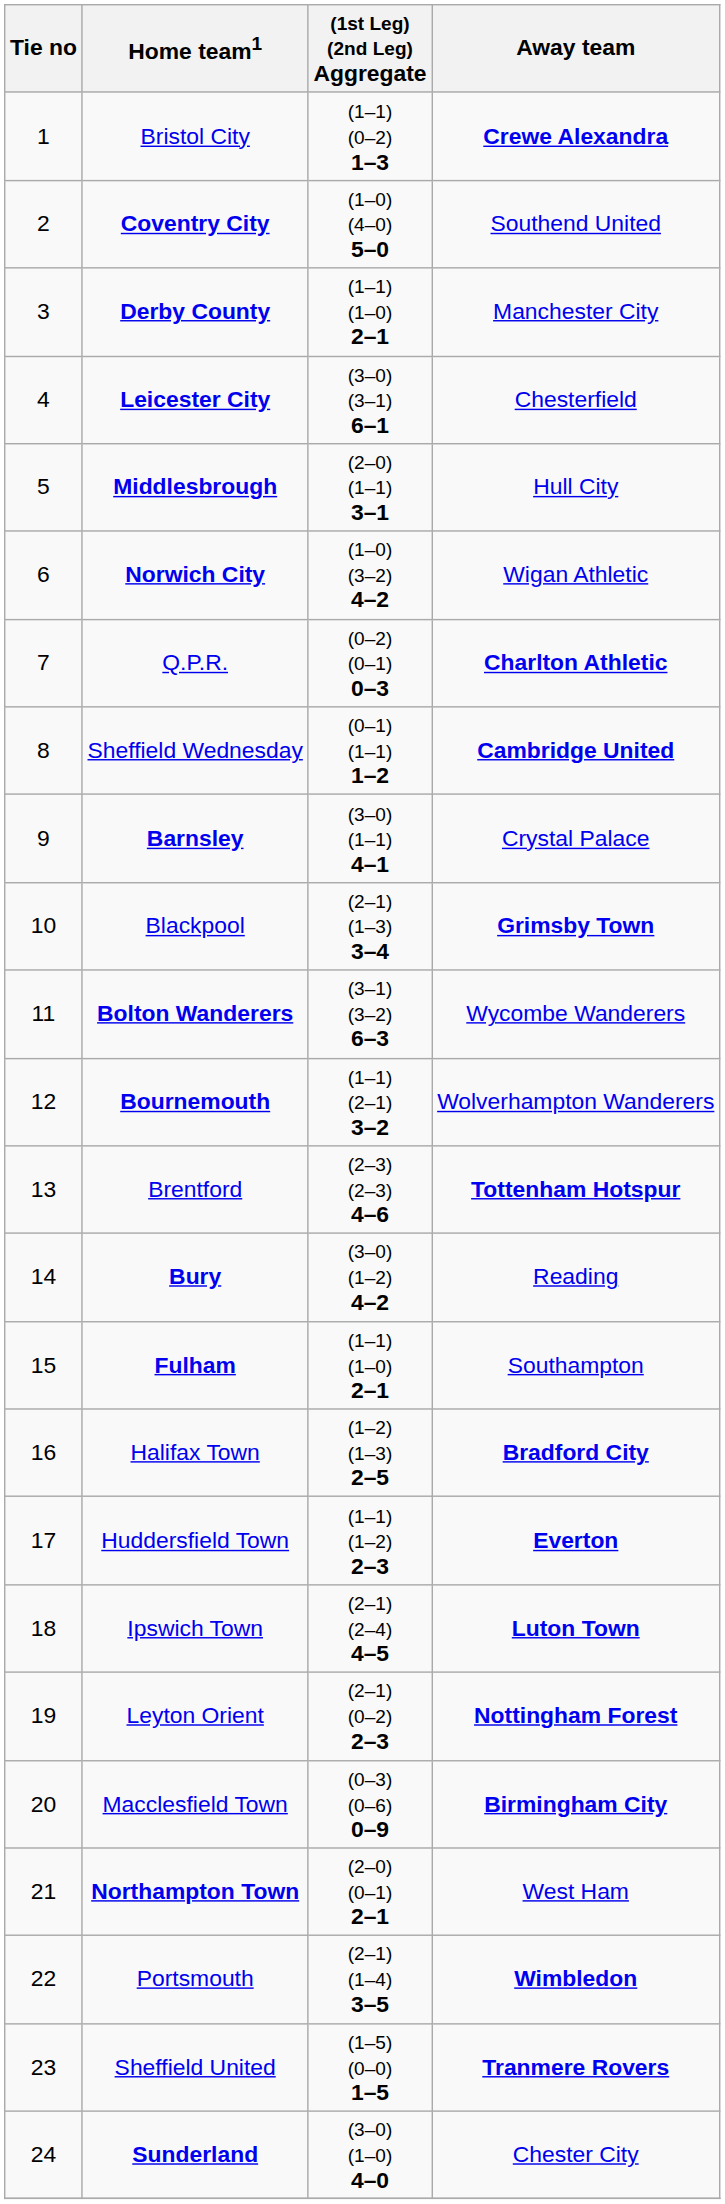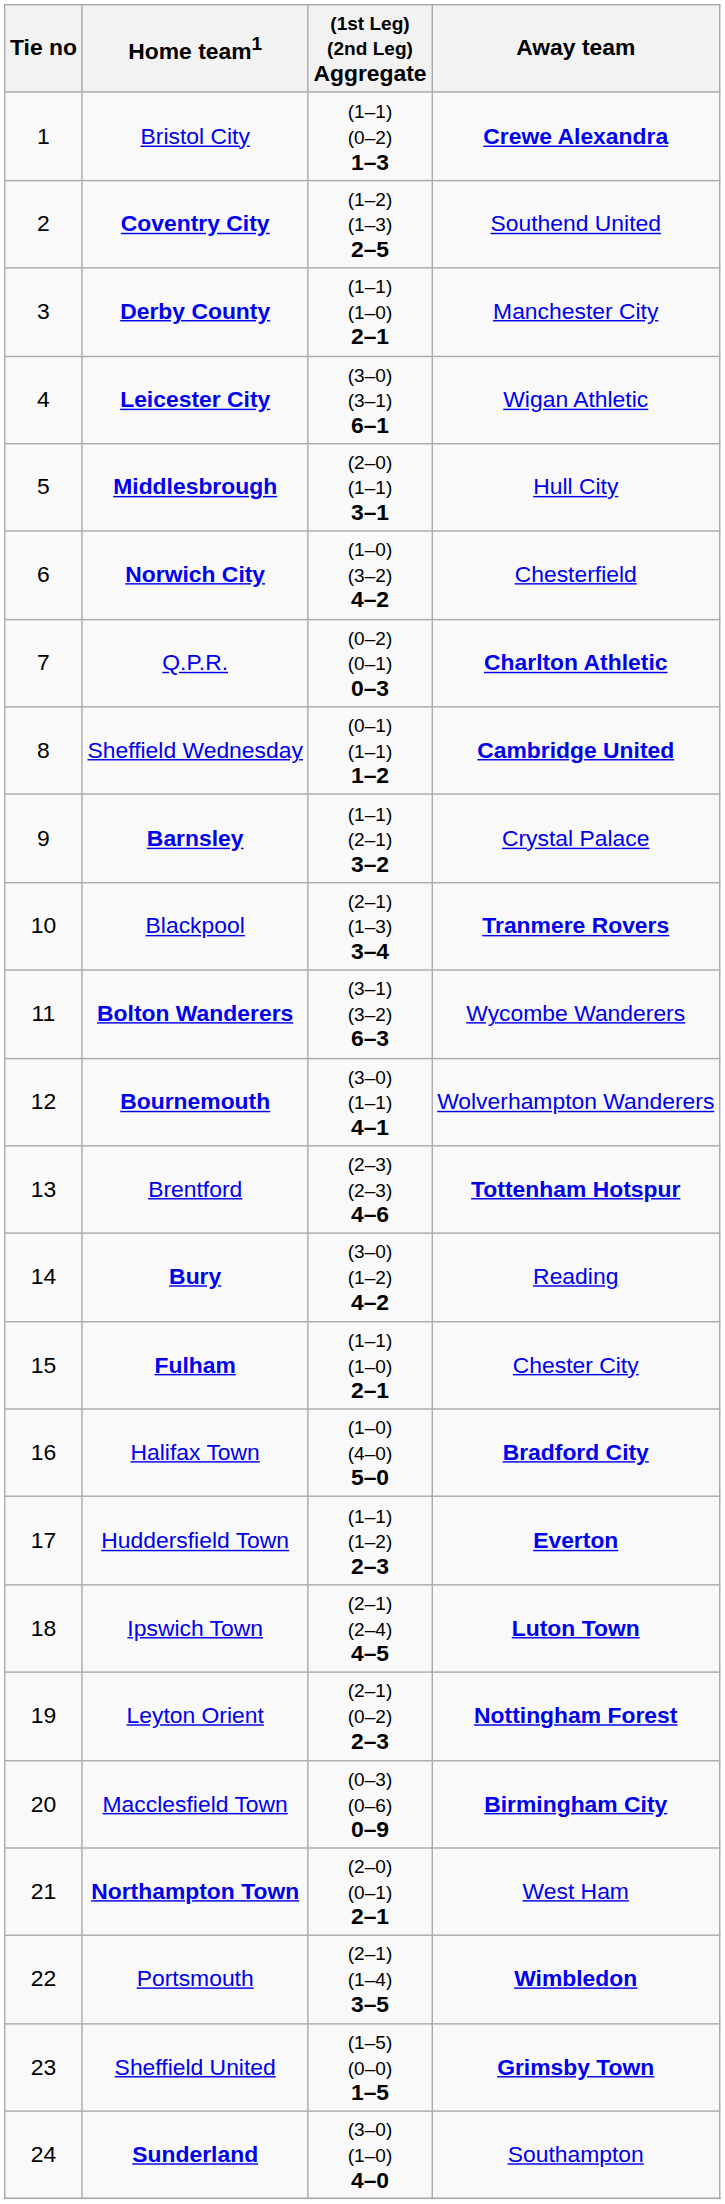(370, 225) (1–0) (4–0) 5–0 -> (370, 225) (1–2) (1–3) 2–5
(576, 399) Chesterfield -> (576, 399) Wigan Athletic
(576, 574) Wigan Athletic -> (576, 574) Chesterfield
(370, 839) (3–0) (1–1) 4–1 -> (370, 839) (1–1) (2–1) 3–2
(576, 926) Grimsby Town -> (576, 926) Tranmere Rovers
(370, 1103) (1–1) (2–1) 3–2 -> (370, 1103) (3–0) (1–1) 4–1
(576, 1364) Southampton -> (576, 1364) Chester City
(370, 1454) (1–2) (1–3) 2–5 -> (370, 1454) (1–0) (4–0) 5–0
(576, 2067) Tranmere Rovers -> (576, 2067) Grimsby Town
(576, 2154) Chester City -> (576, 2154) Southampton
